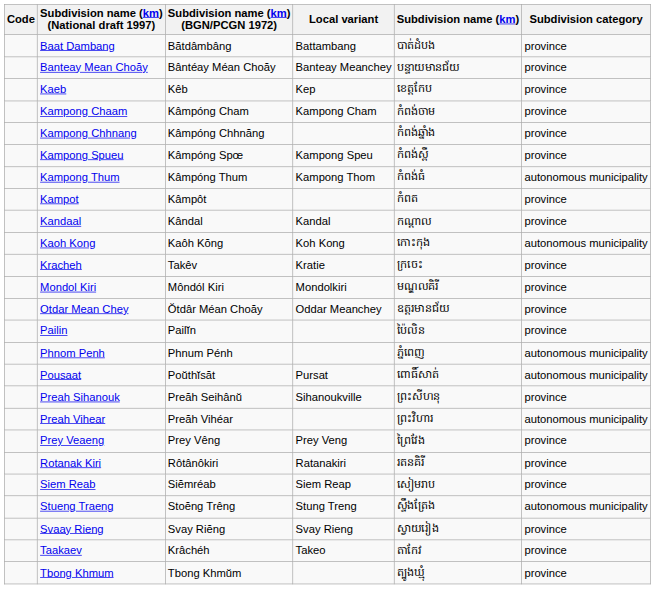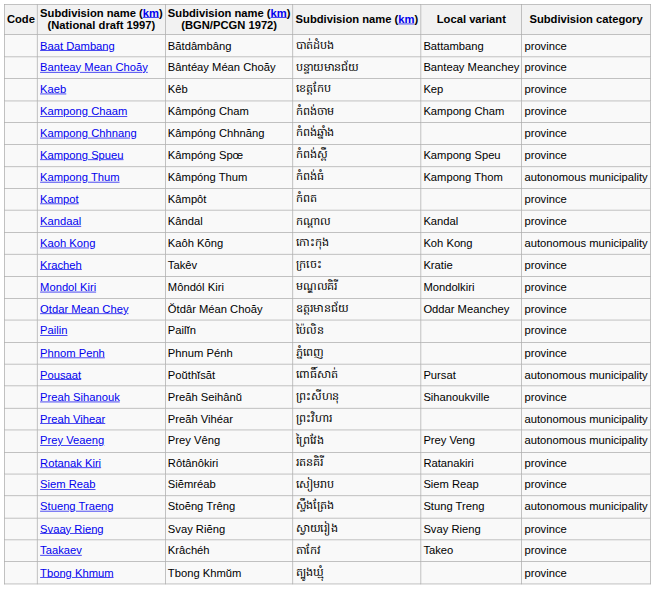columns swapped: (458, 19) <-> (344, 19)
(586, 353) autonomous municipality -> (546, 353) province
(546, 441) province -> (586, 441) autonomous municipality
